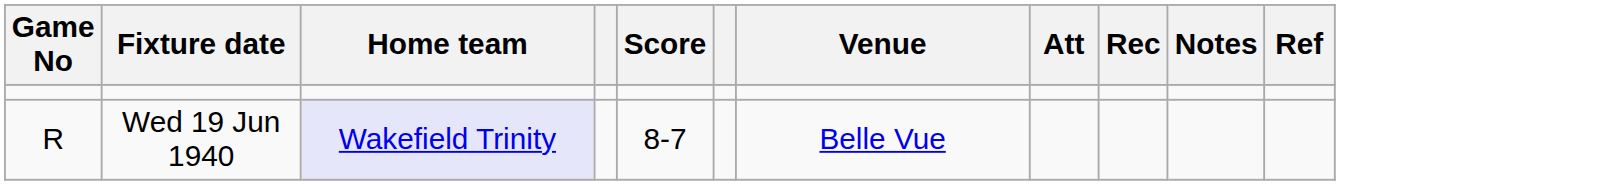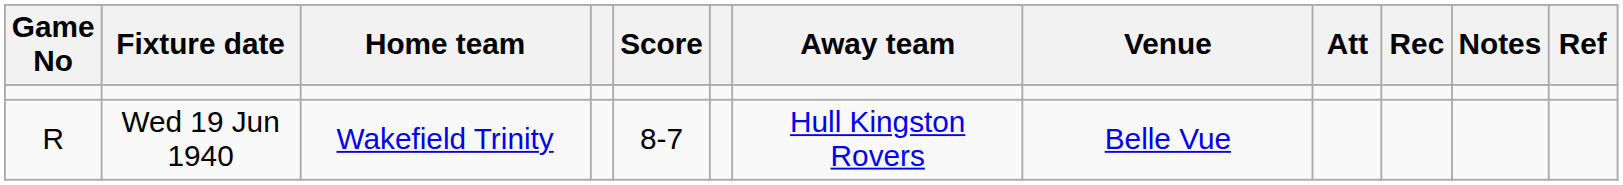+ column: (878, 44)
(447, 139) lavender background -> (445, 139) no background
